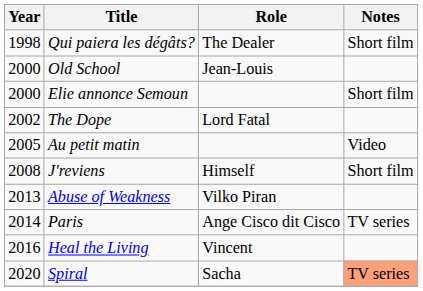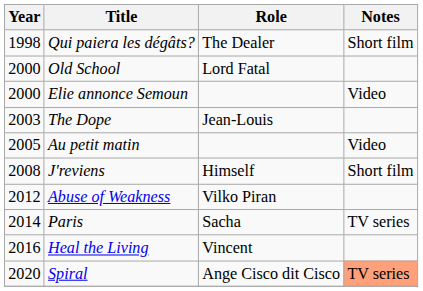(238, 68) Jean-Louis -> (236, 68) Lord Fatal
(380, 94) Short film -> (367, 94) Video
(24, 119) 2002 -> (24, 119) 2003
(236, 119) Lord Fatal -> (238, 119) Jean-Louis
(24, 196) 2013 -> (24, 196) 2012
(271, 222) Ange Cisco dit Cisco -> (222, 222) Sacha
(222, 273) Sacha -> (271, 273) Ange Cisco dit Cisco
